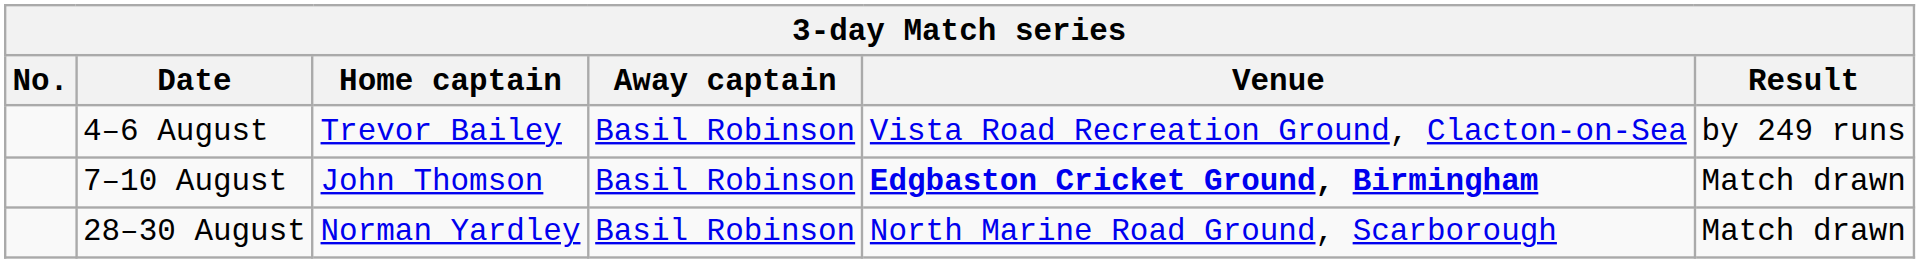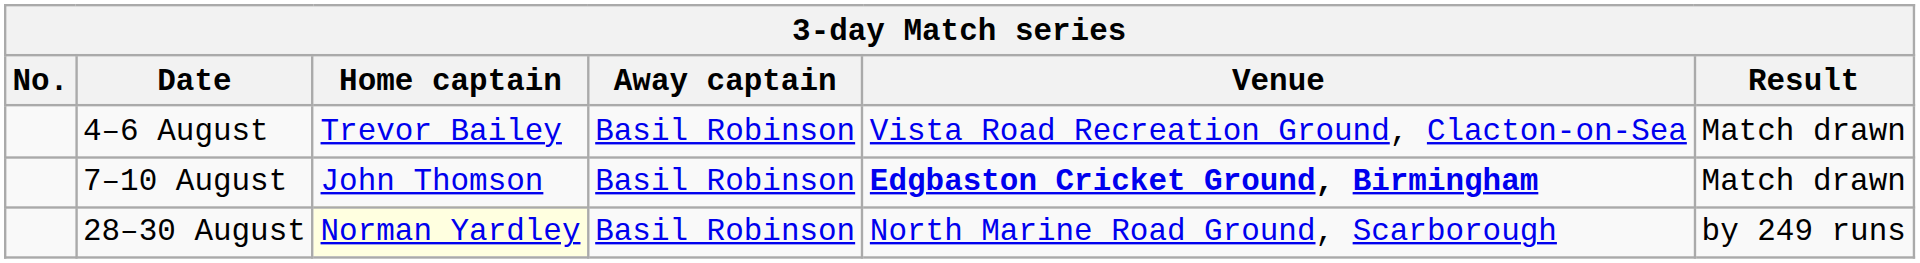(1804, 131) by 249 runs -> (1804, 131) Match drawn
(451, 232) no background -> (451, 232) lightyellow background
(1804, 232) Match drawn -> (1804, 232) by 249 runs
